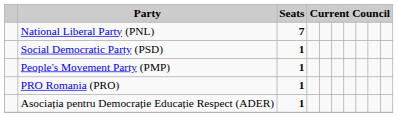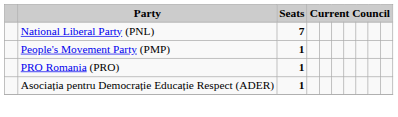- row: (92, 49)
